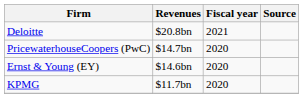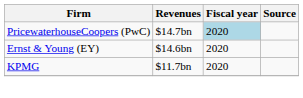- row: (25, 31)
(217, 48) no background -> (217, 31) lightblue background
